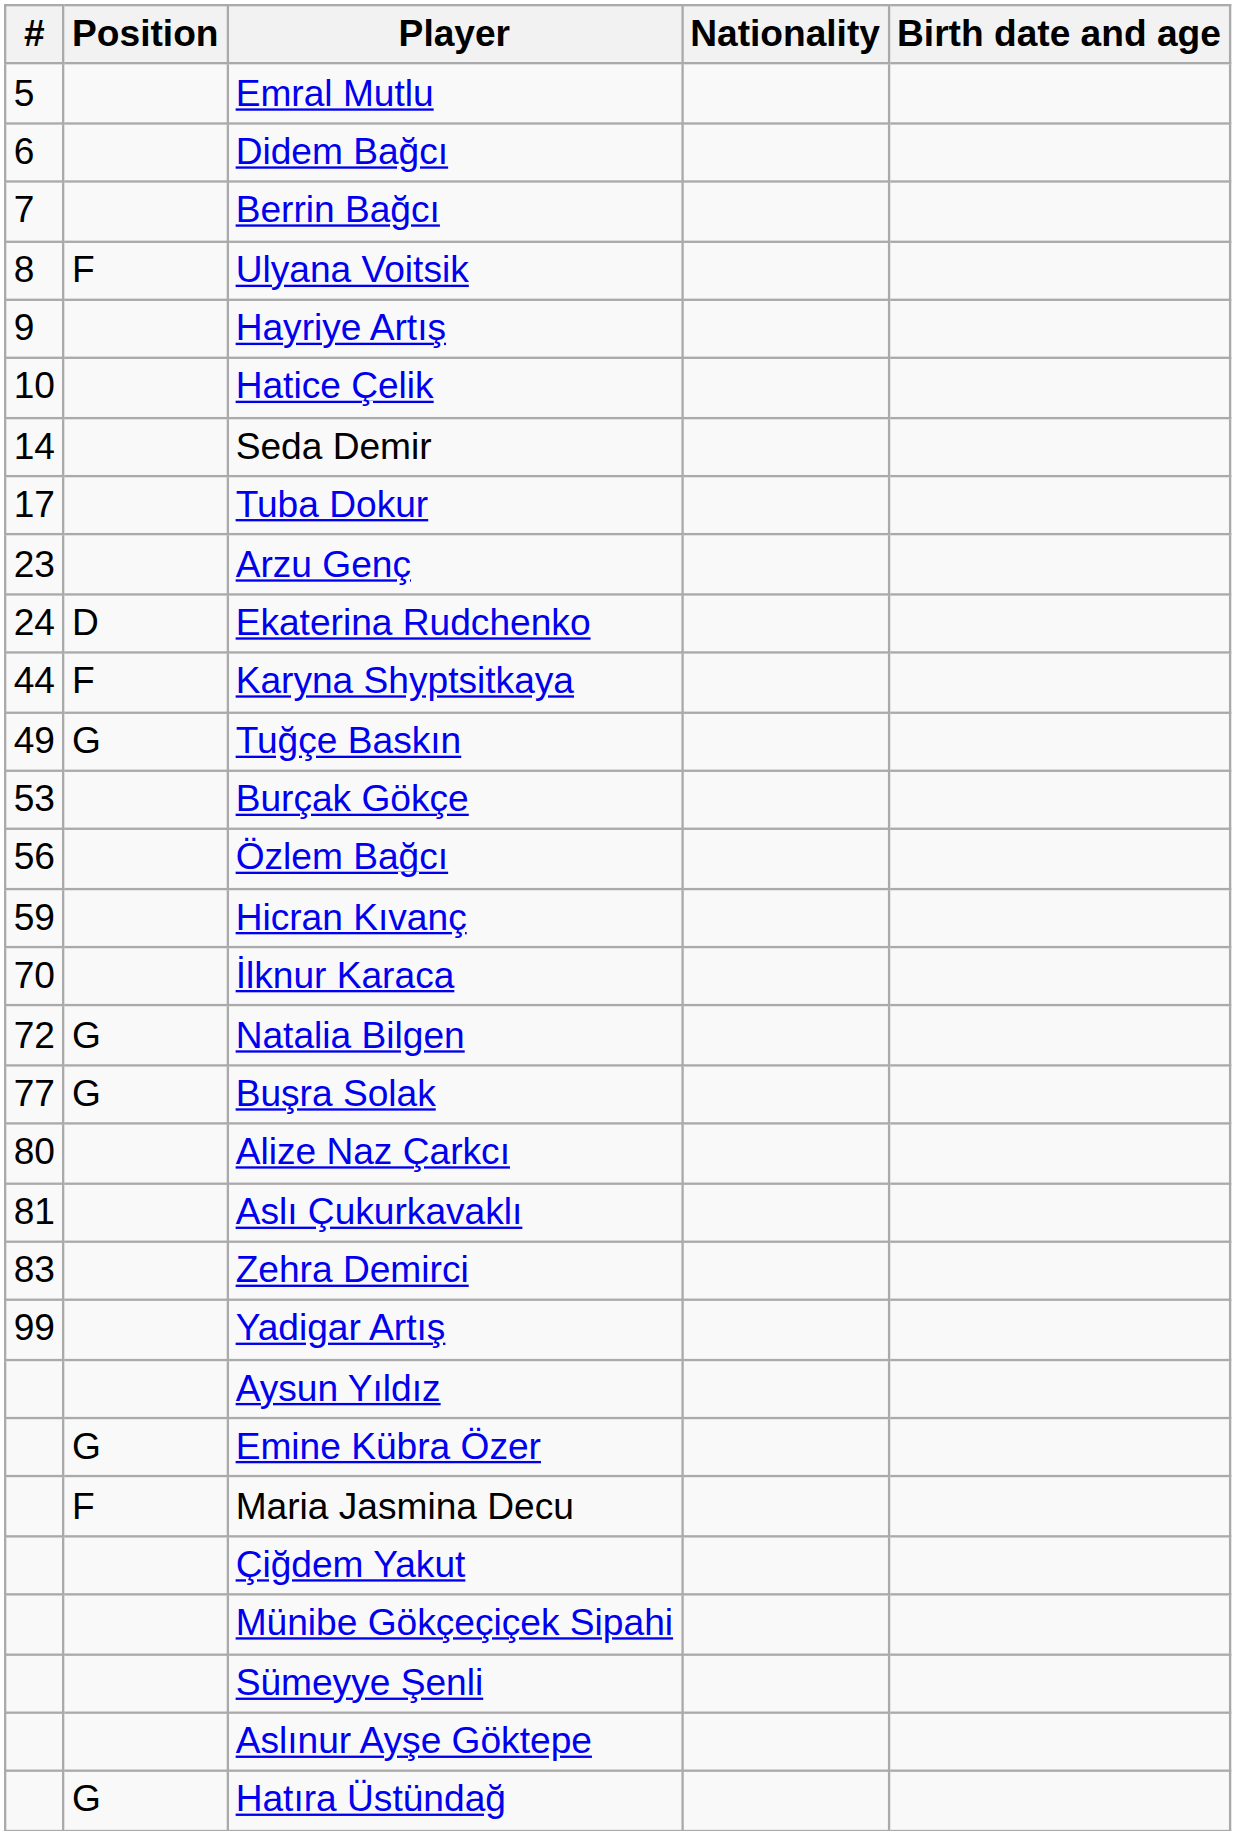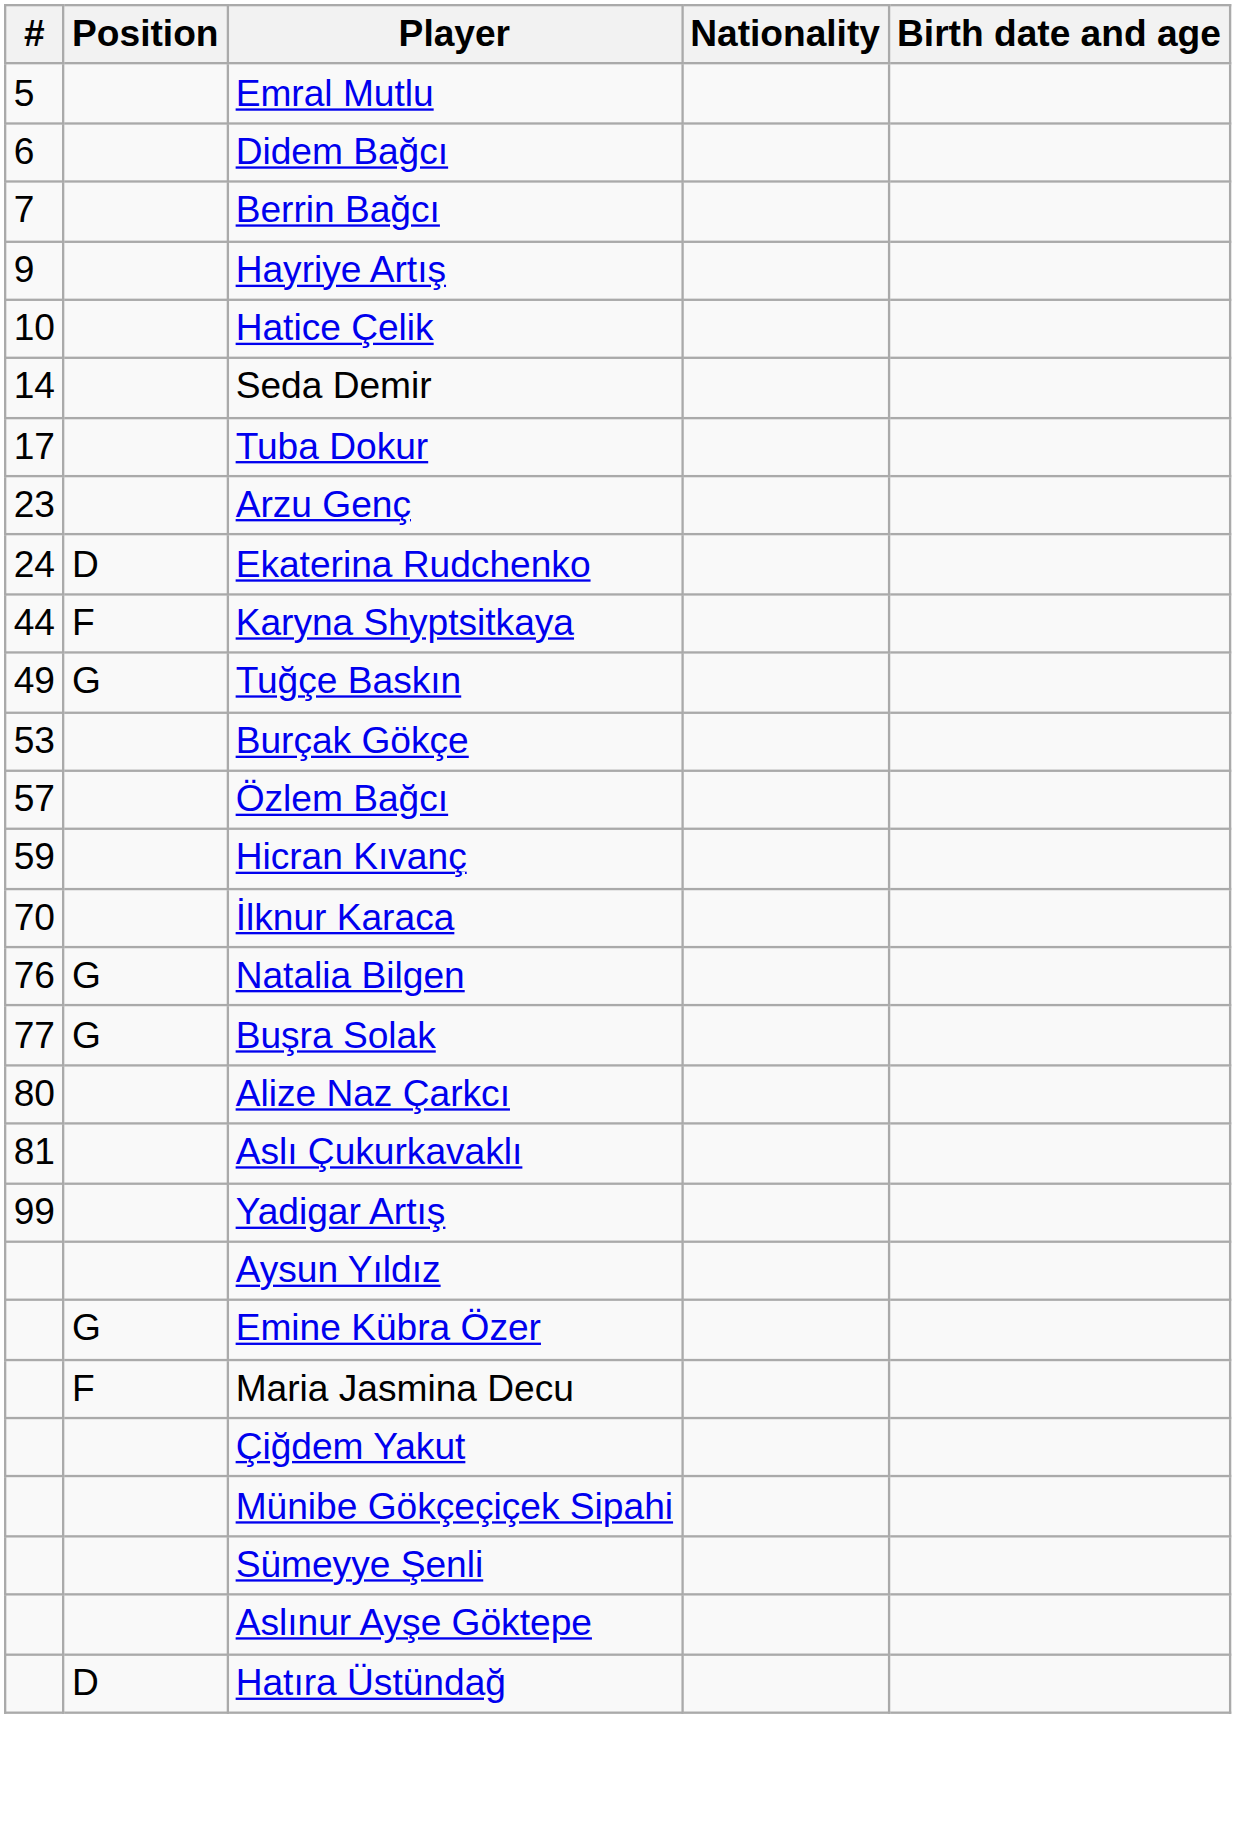- row: (352, 269)
(34, 858) 56 -> (34, 799) 57
(34, 1034) 72 -> (34, 975) 76
- row: (352, 1270)
(87, 1800) G -> (86, 1682) D
